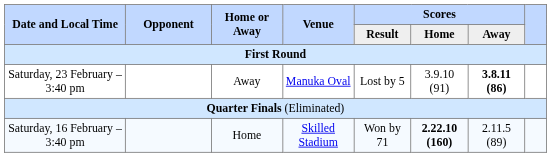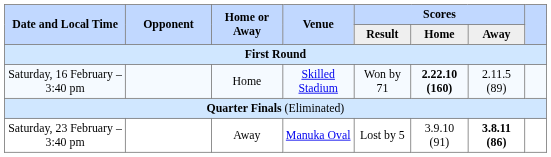rows swapped: (65, 135) <-> (65, 81)
